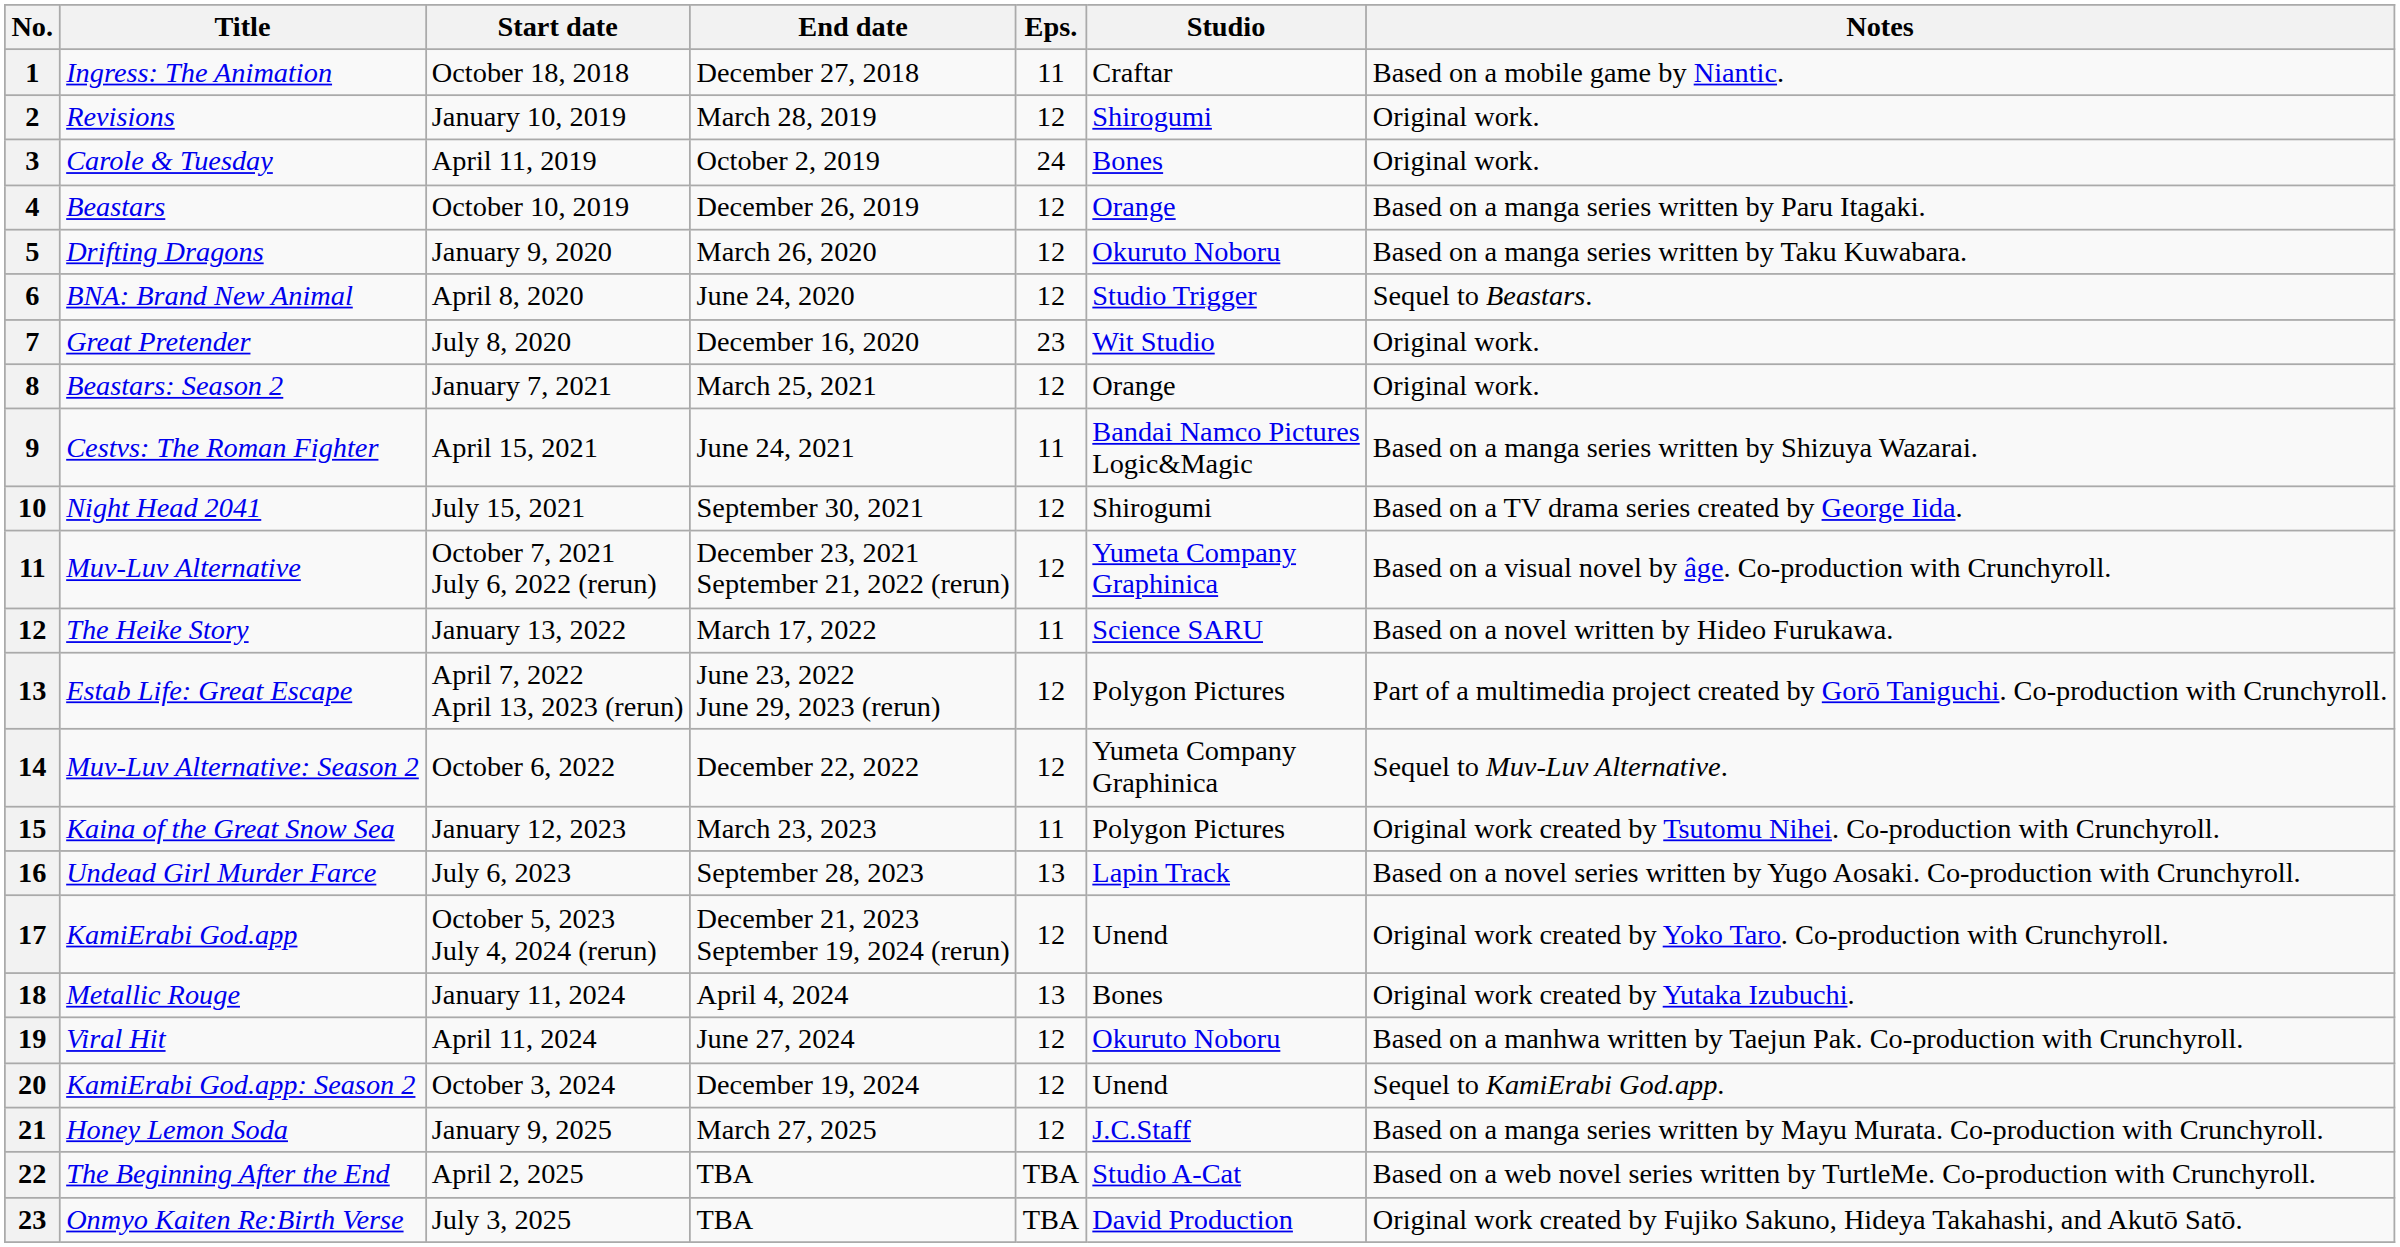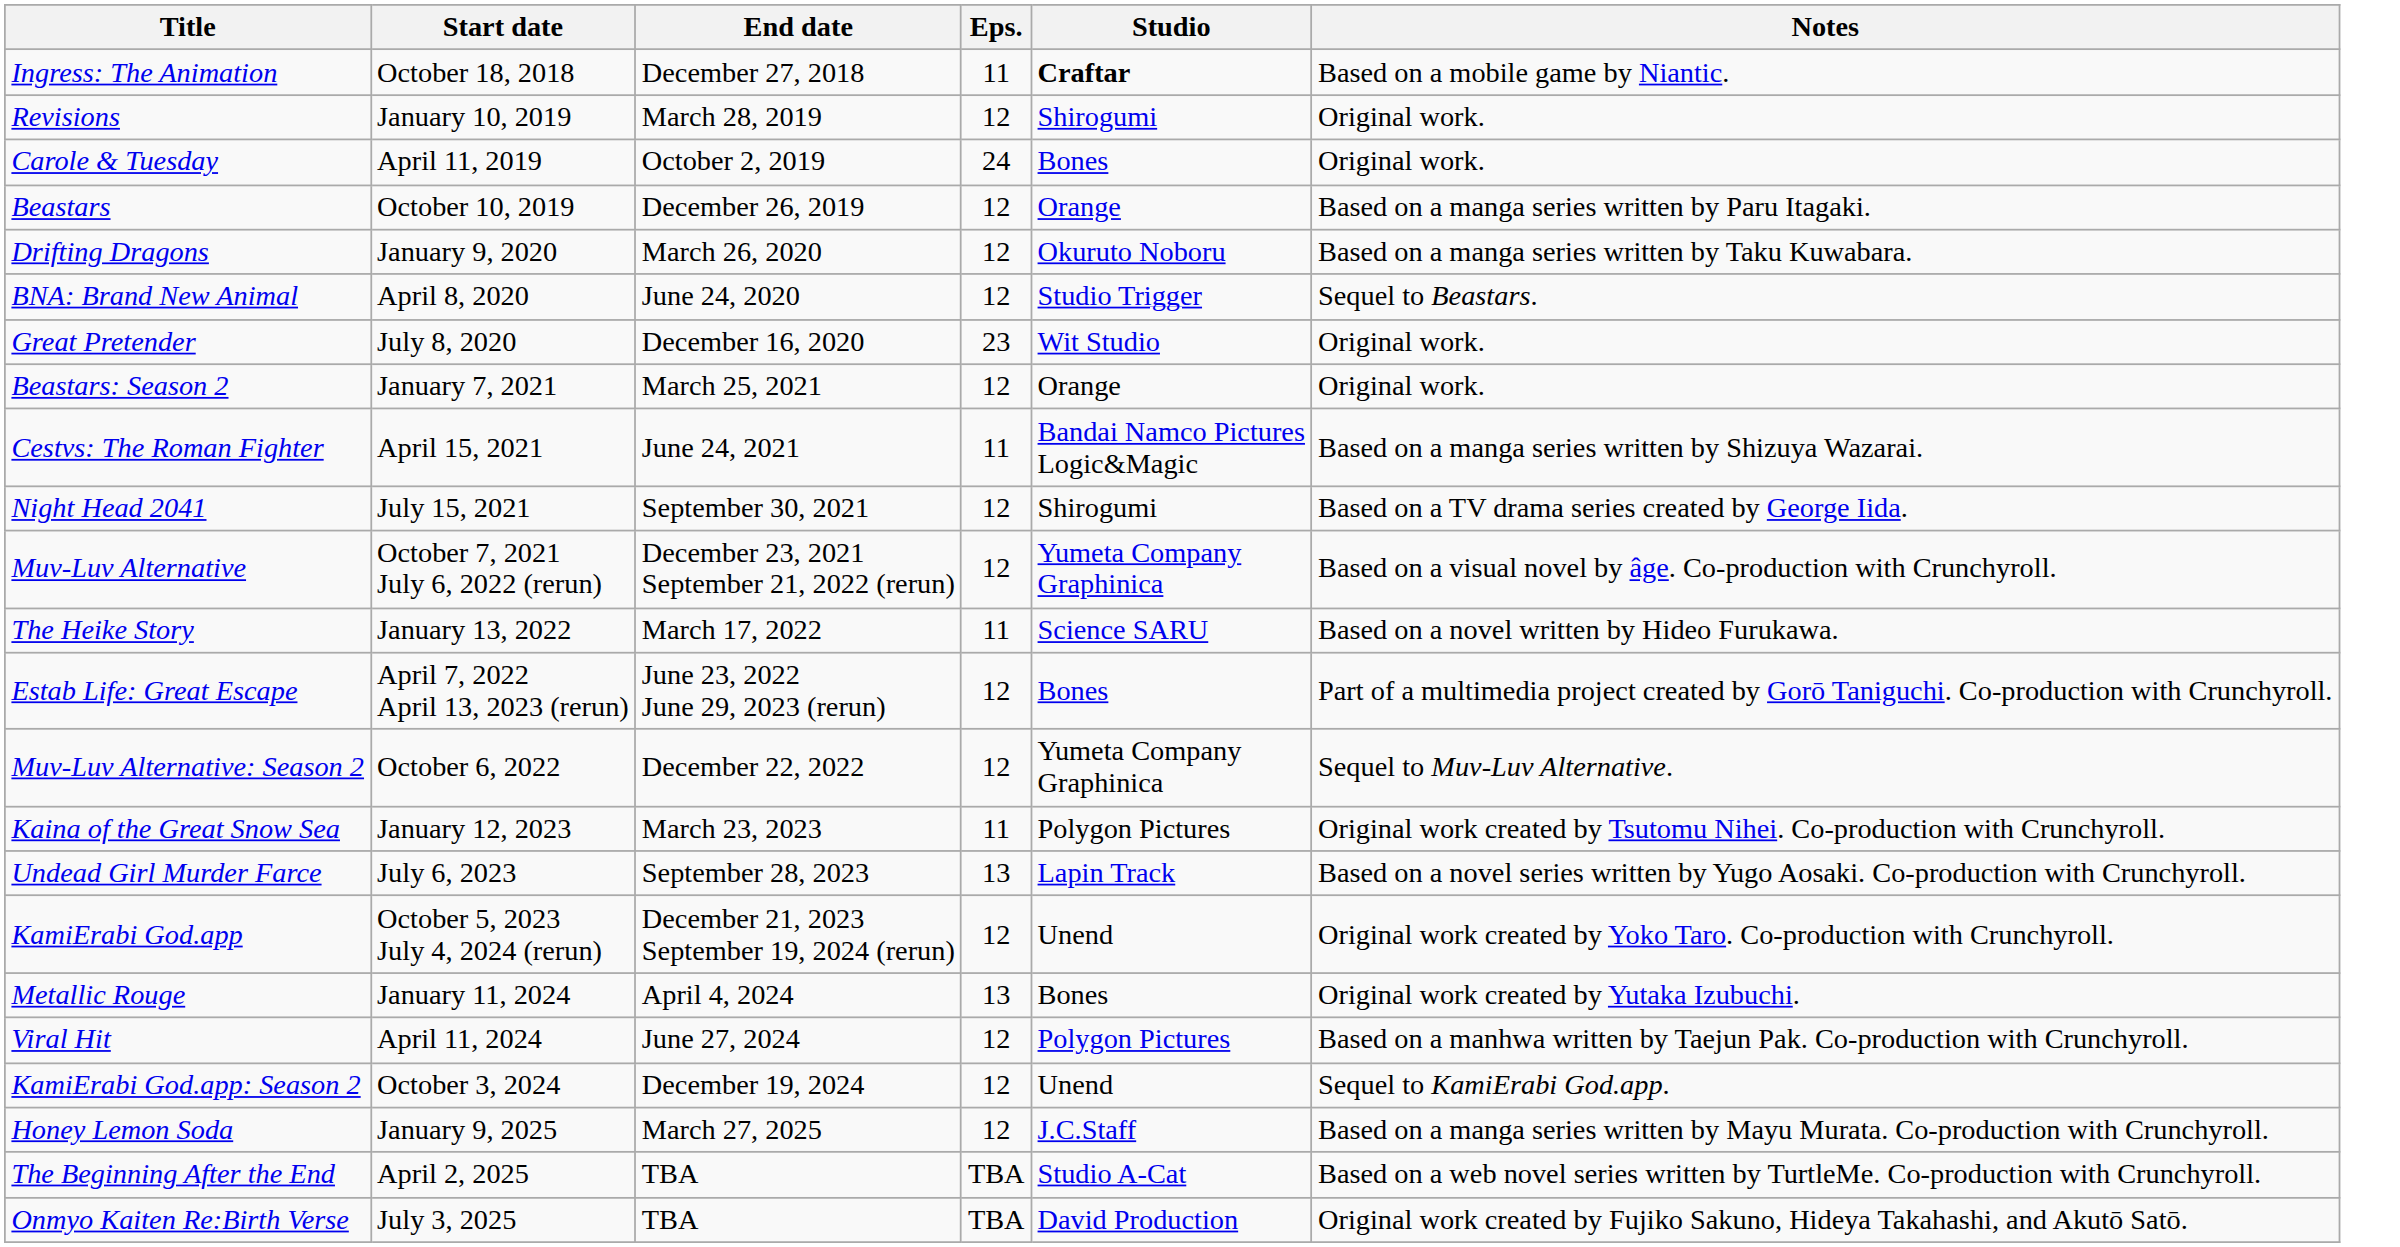- column: (32, 26)
(1132, 71) normal -> (1084, 71) bold
(1189, 690) Polygon Pictures -> (1073, 690) Bones
(1186, 1039) Okuruto Noboru -> (1134, 1039) Polygon Pictures
